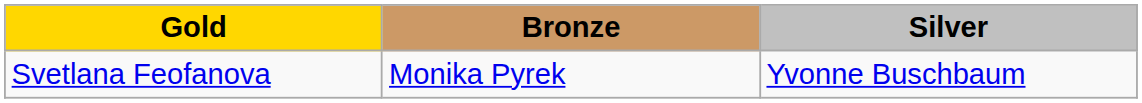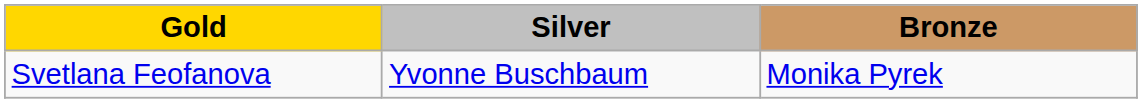columns swapped: (948, 27) <-> (571, 27)
